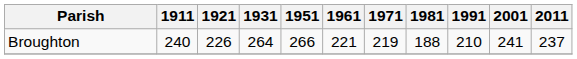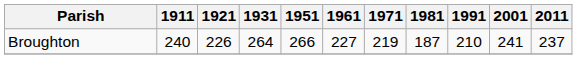(344, 41) 221 -> (344, 41) 227
(427, 41) 188 -> (427, 41) 187
